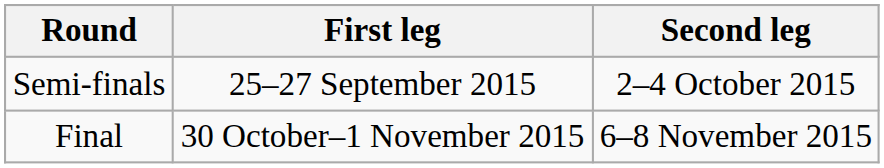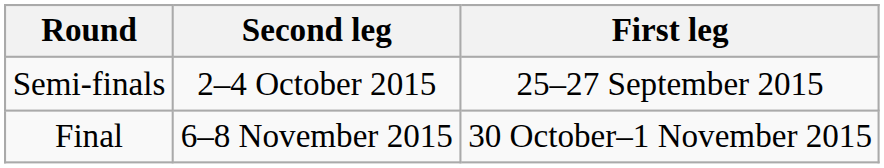columns swapped: (383, 30) <-> (736, 30)
